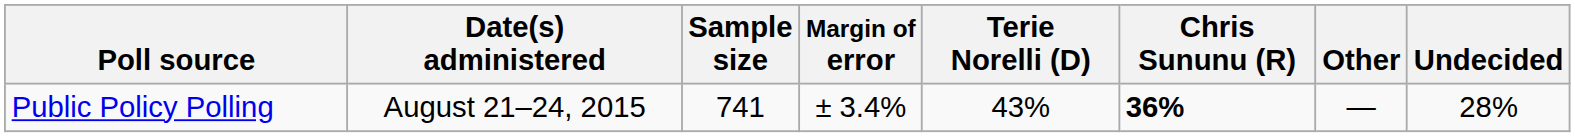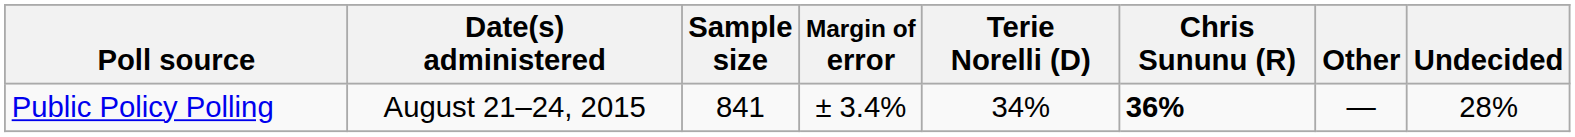(740, 107) 741 -> (740, 107) 841
(1021, 107) 43% -> (1021, 107) 34%
